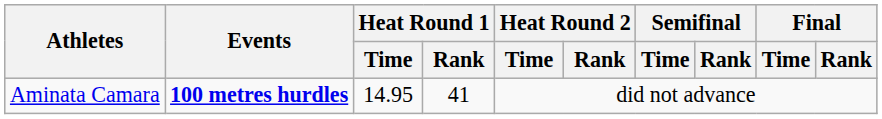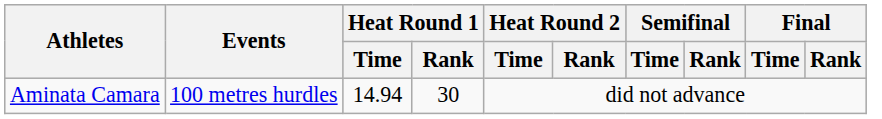(259, 95) bold -> (254, 95) normal
(388, 95) 14.95 -> (378, 95) 14.94
(459, 95) 41 -> (448, 95) 30
